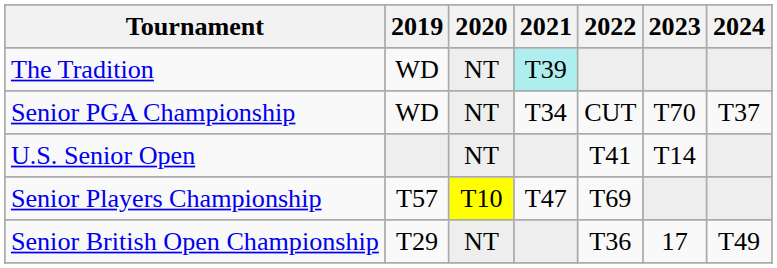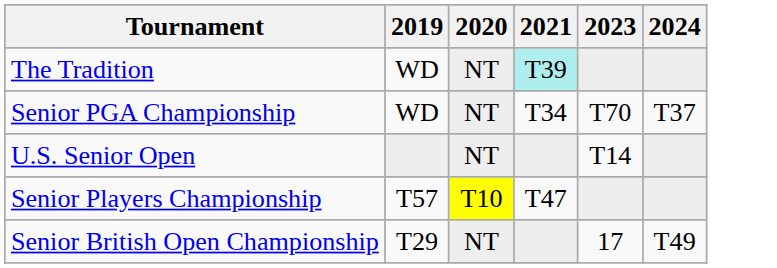- column: (610, 26)
